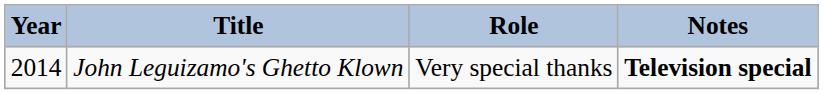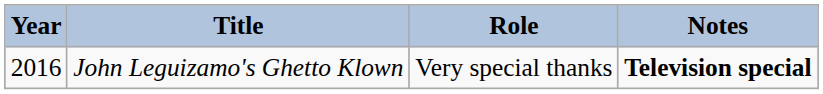(36, 67) 2014 -> (36, 67) 2016
